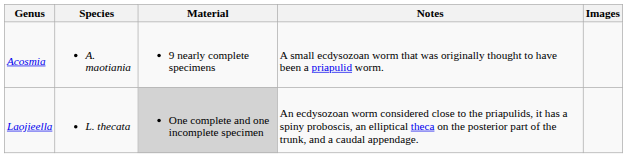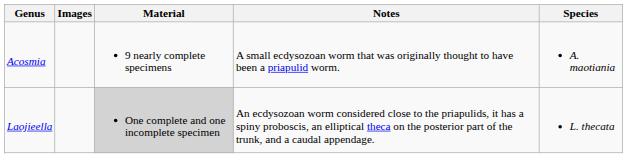columns swapped: (97, 13) <-> (603, 13)
